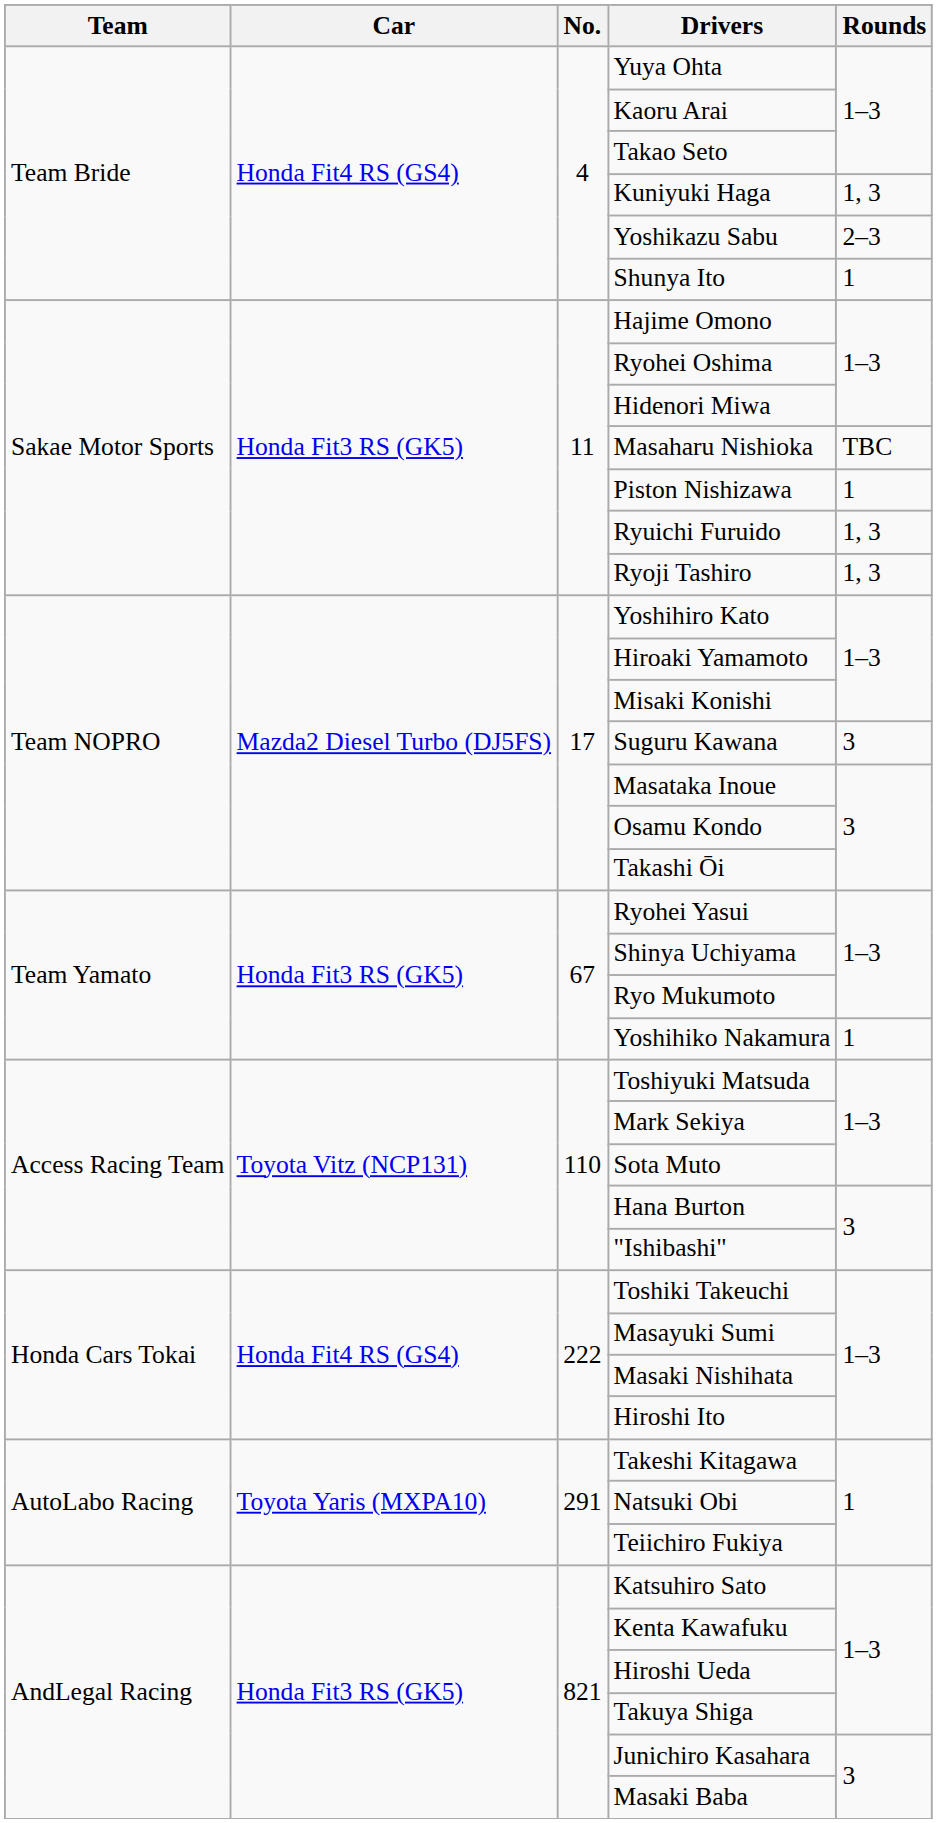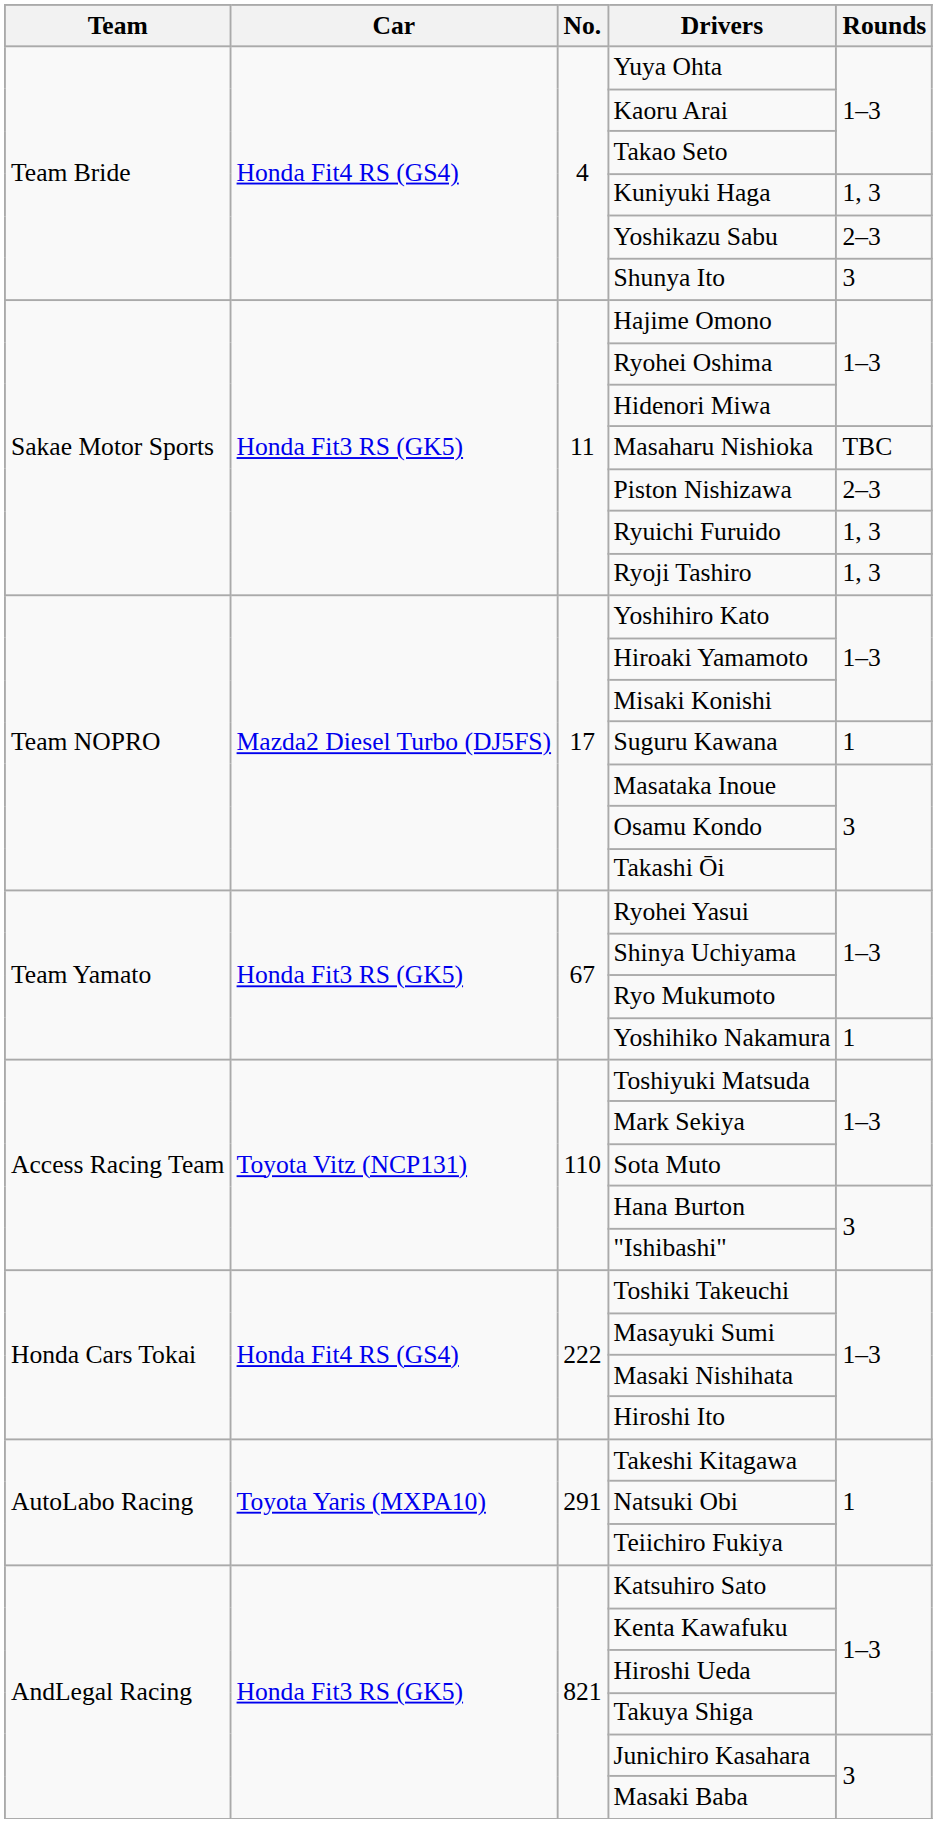(849, 278) 1 -> (849, 278) 3
(849, 489) 1 -> (862, 489) 2–3
(849, 742) 3 -> (849, 742) 1
